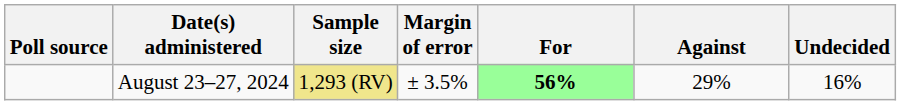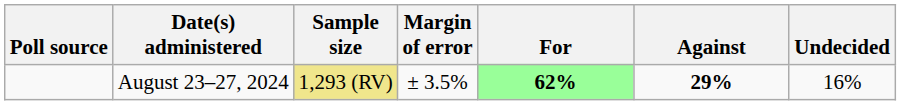(556, 81) 56% -> (556, 81) 62%
(711, 81) normal -> (711, 81) bold
